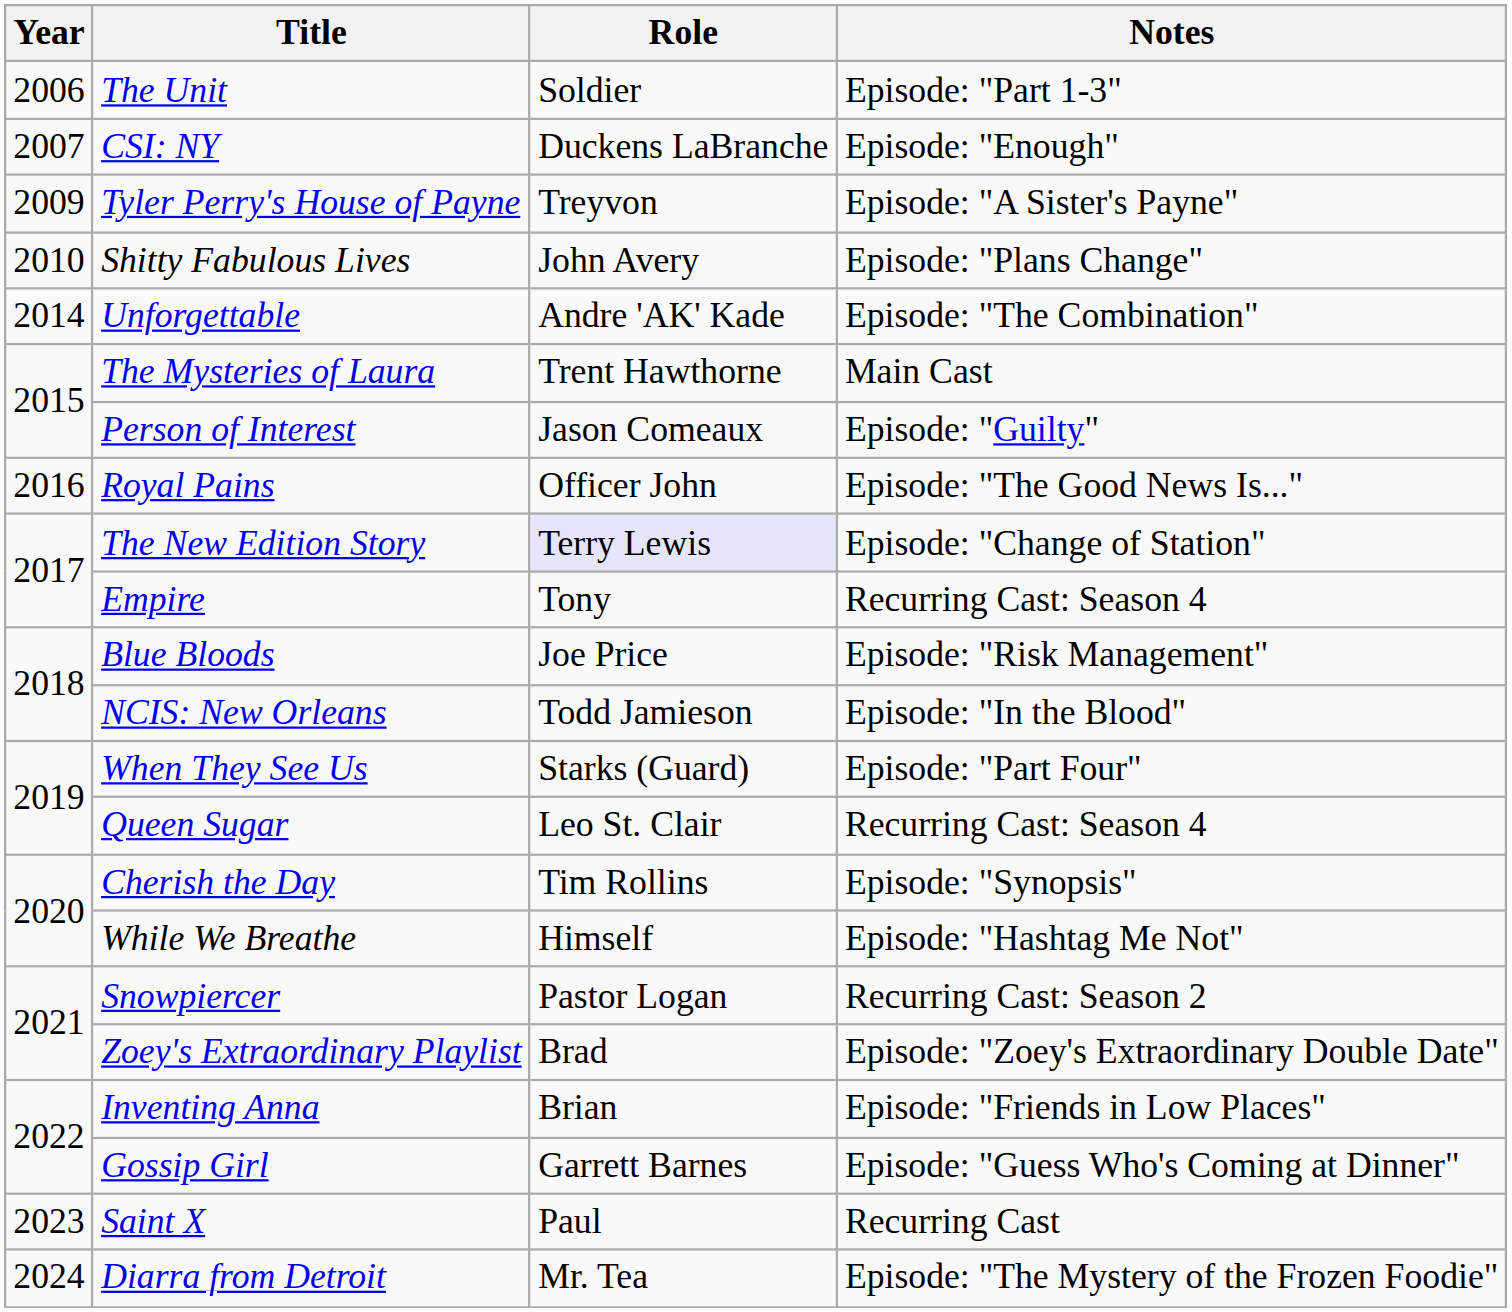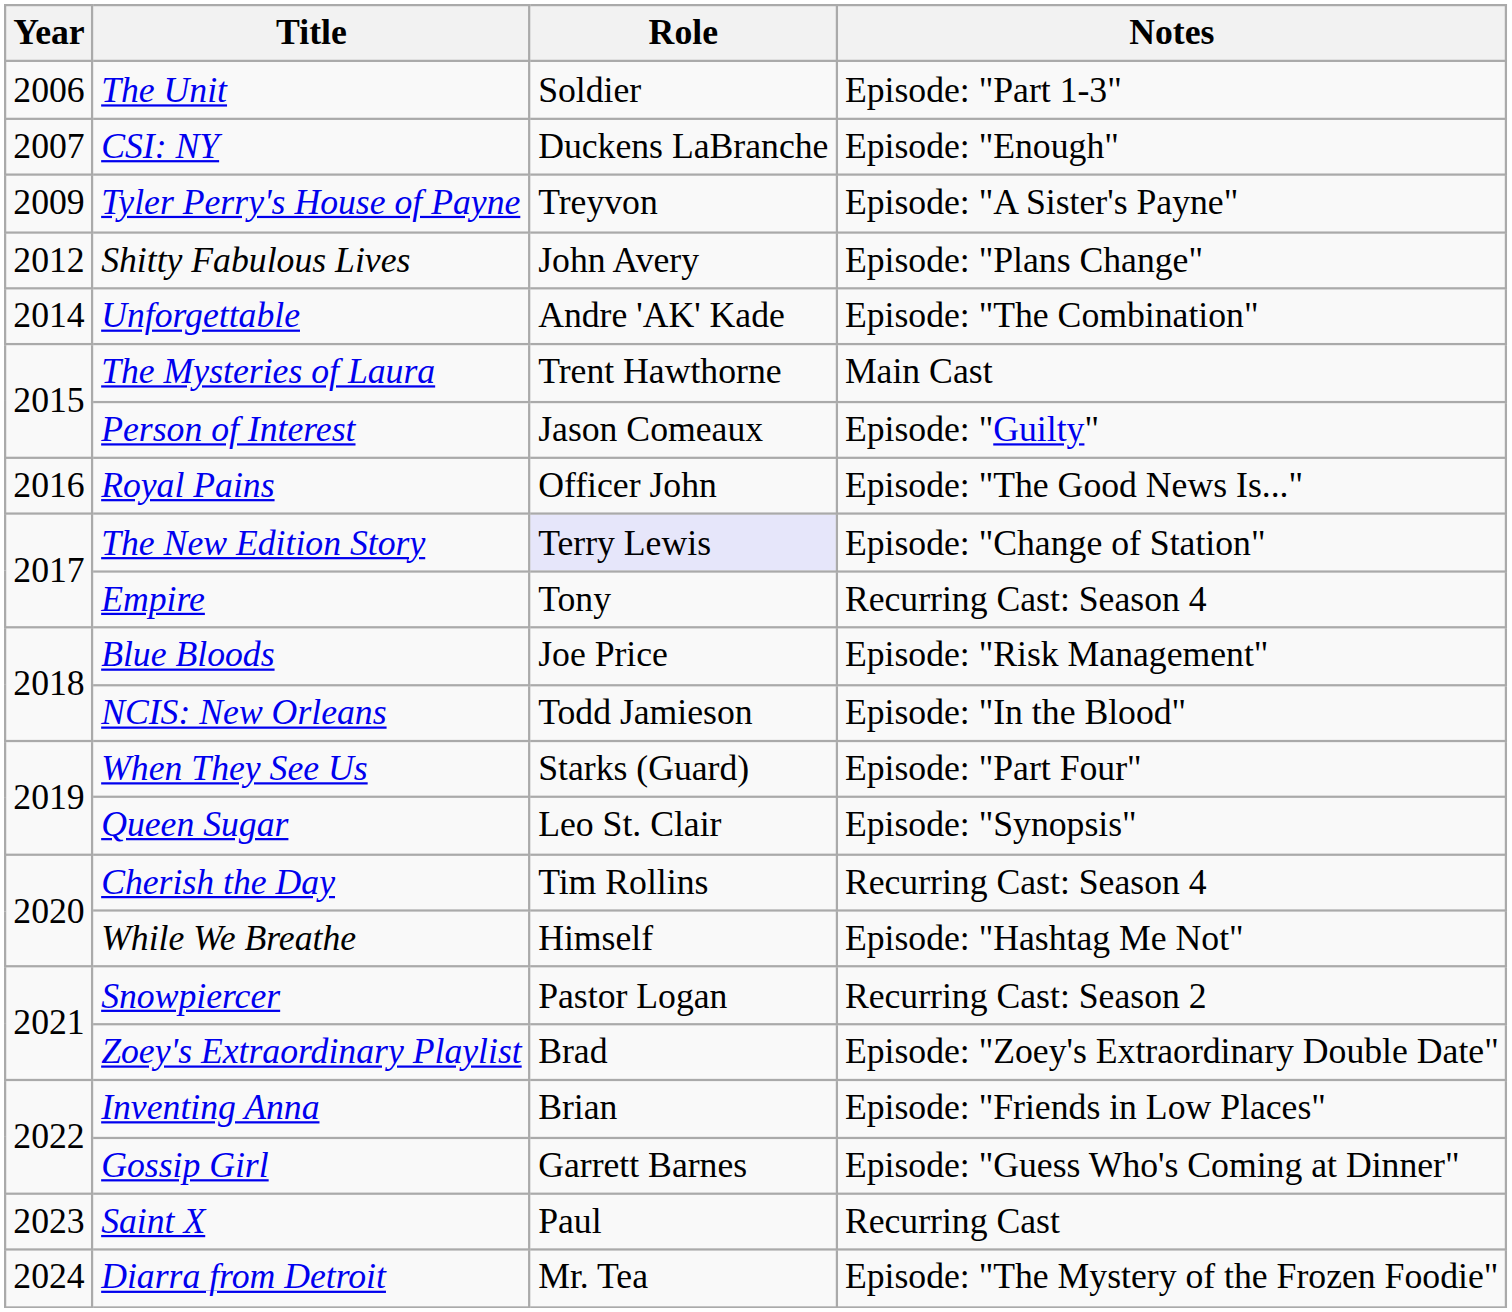(49, 259) 2010 -> (49, 259) 2012
(1026, 825) Recurring Cast: Season 4 -> (991, 825) Episode: "Synopsis"
(991, 881) Episode: "Synopsis" -> (1026, 881) Recurring Cast: Season 4
